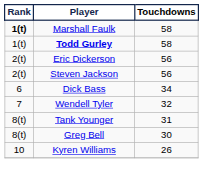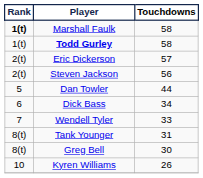(166, 58) 56 -> (166, 58) 57
+ row: (84, 89)
(166, 104) 32 -> (166, 119) 33
